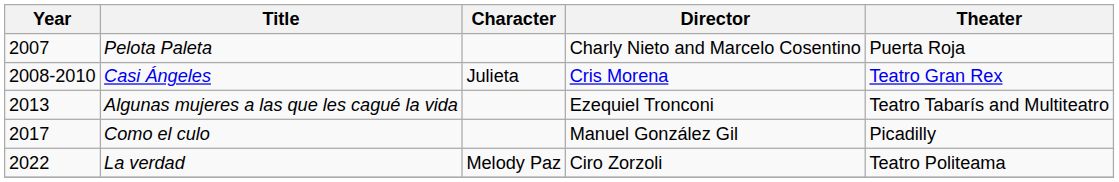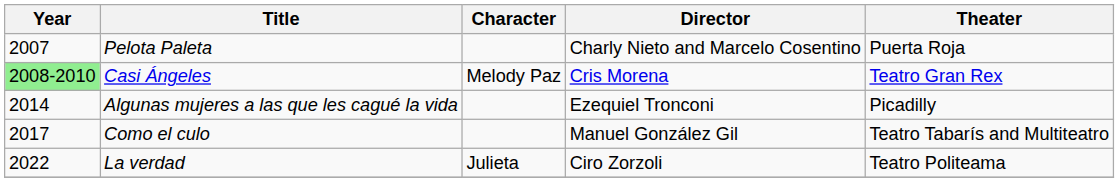(52, 77) no background -> (52, 77) lightgreen background
(493, 77) Julieta -> (514, 77) Melody Paz
(29, 105) 2013 -> (29, 105) 2014
(989, 105) Teatro Tabarís and Multiteatro -> (903, 105) Picadilly
(903, 134) Picadilly -> (989, 134) Teatro Tabarís and Multiteatro
(514, 163) Melody Paz -> (493, 163) Julieta
